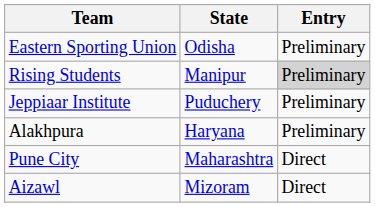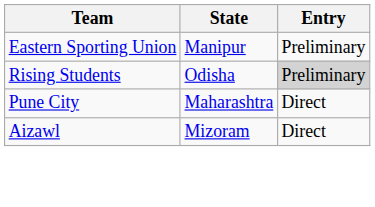(210, 46) Odisha -> (215, 46) Manipur
(215, 74) Manipur -> (210, 74) Odisha
- row: (70, 103)
- row: (46, 131)
